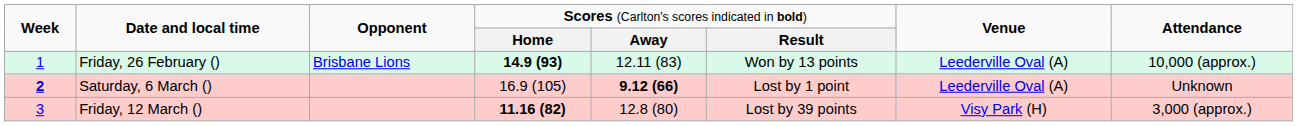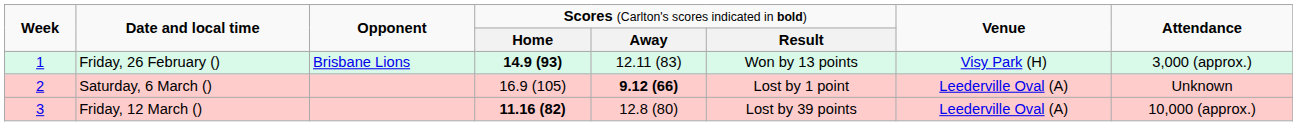(1004, 63) Leederville Oval (A) -> (1004, 63) Visy Park (H)
(1202, 63) 10,000 (approx.) -> (1202, 63) 3,000 (approx.)
(40, 86) bold -> (40, 86) normal
(1004, 109) Visy Park (H) -> (1004, 109) Leederville Oval (A)
(1202, 109) 3,000 (approx.) -> (1202, 109) 10,000 (approx.)
